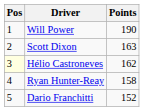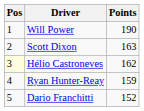(129, 81) 158 -> (129, 81) 159
